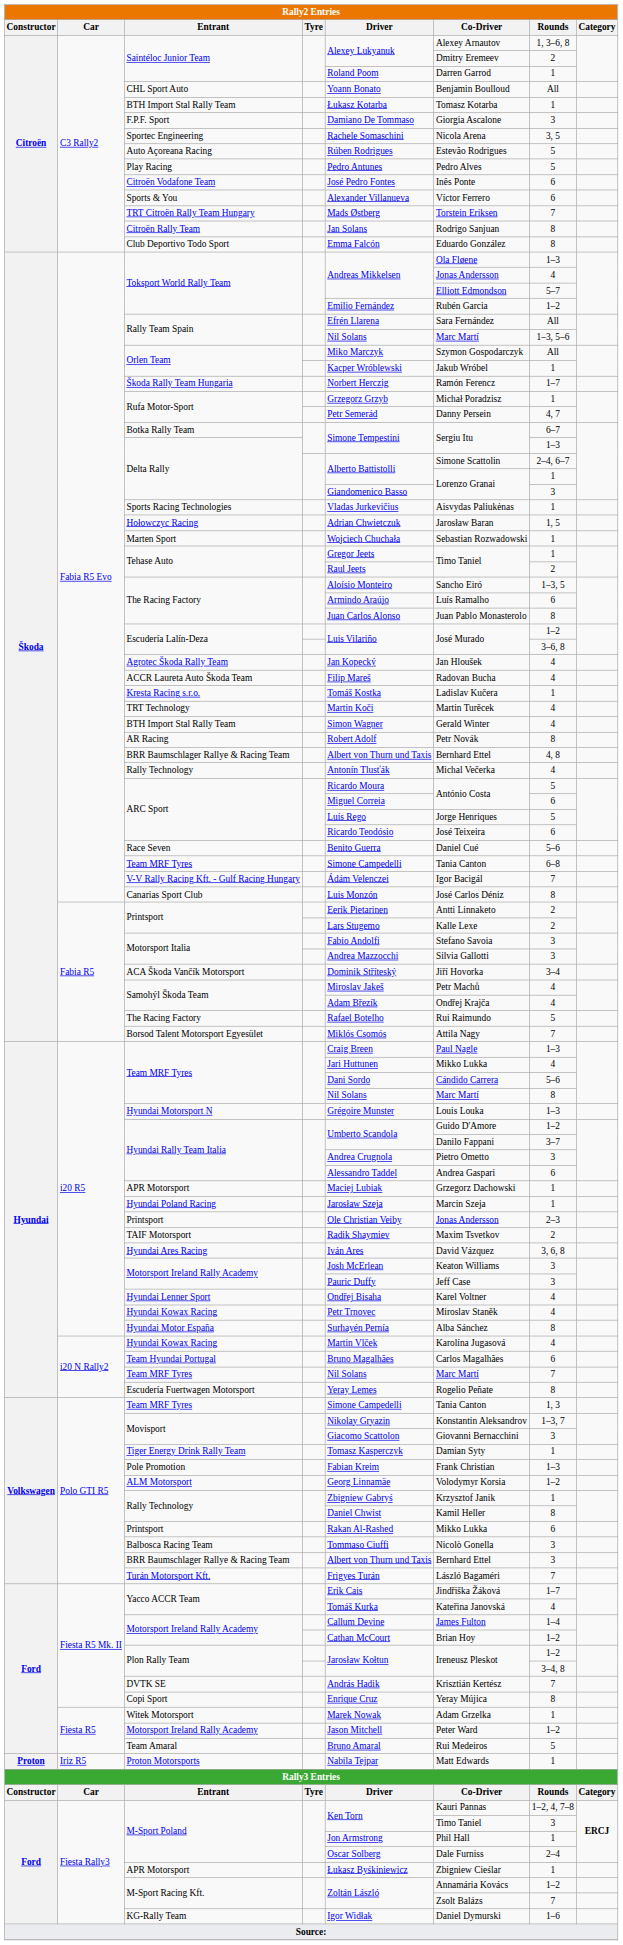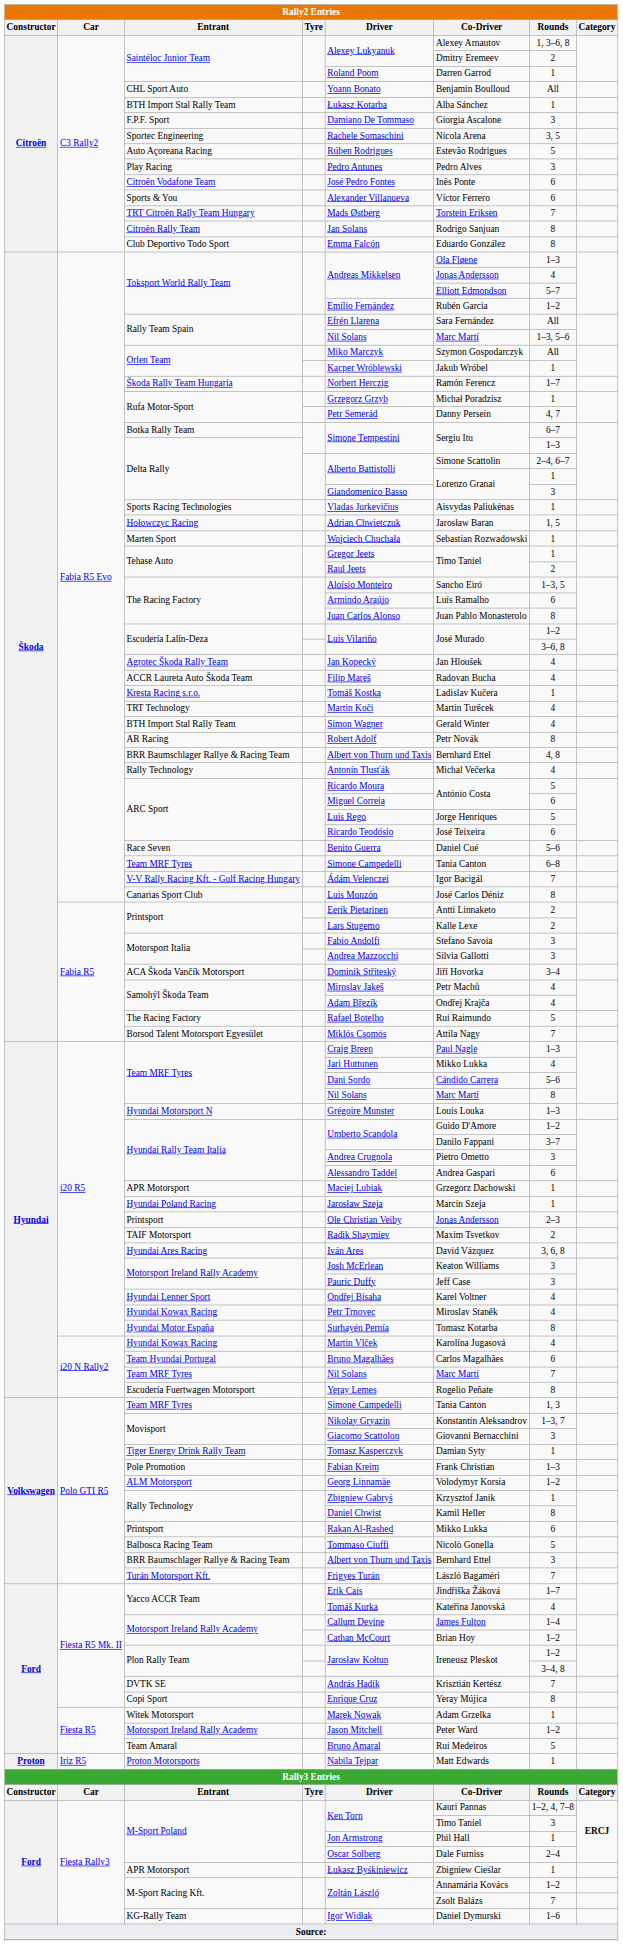(467, 104) Tomasz Kotarba -> (462, 104) Alba Sánchez
(553, 166) 5 -> (553, 166) 3
(462, 1327) Alba Sánchez -> (467, 1327) Tomasz Kotarba
(553, 1544) 3 -> (553, 1544) 5
